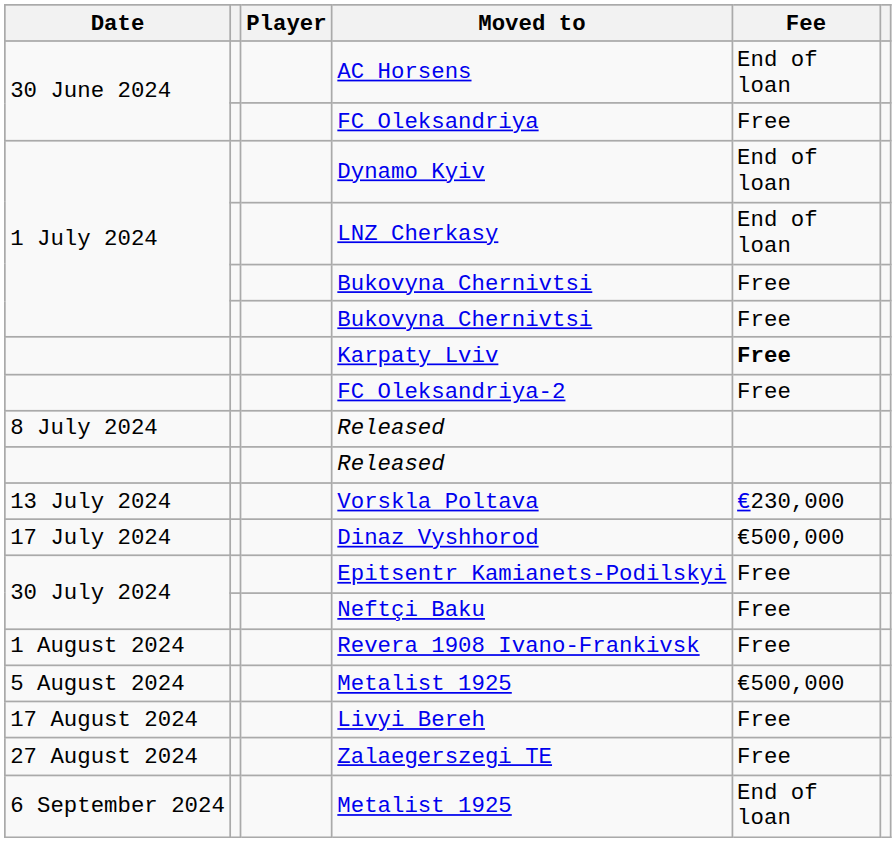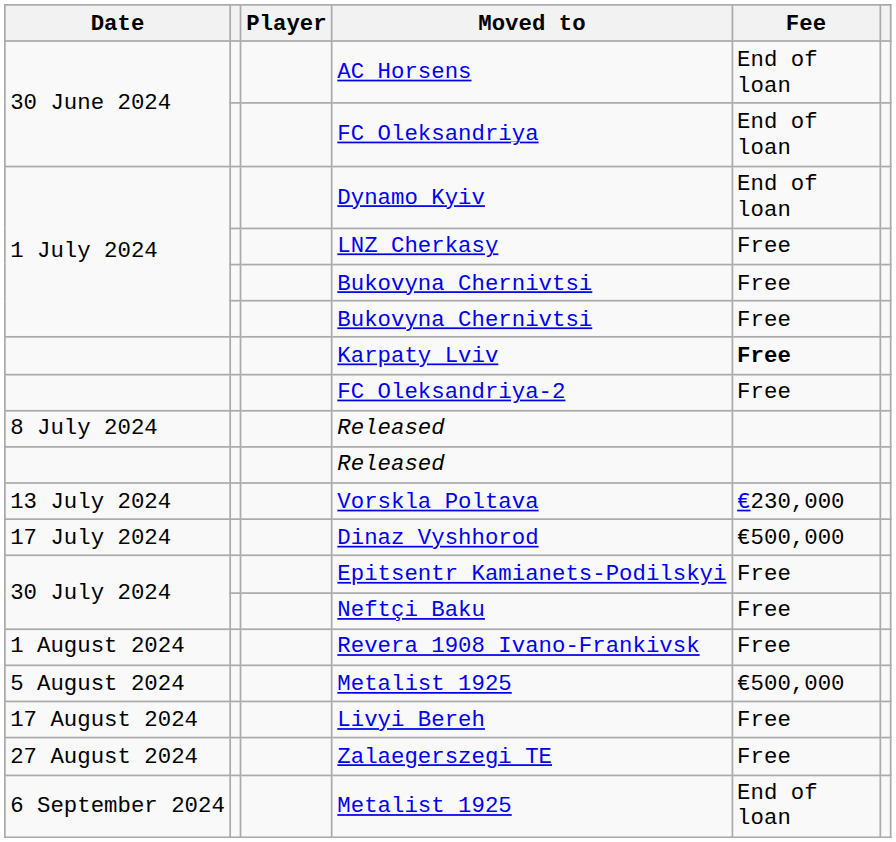(764, 122) Free -> (777, 135) End of loan
(777, 233) End of loan -> (764, 246) Free
